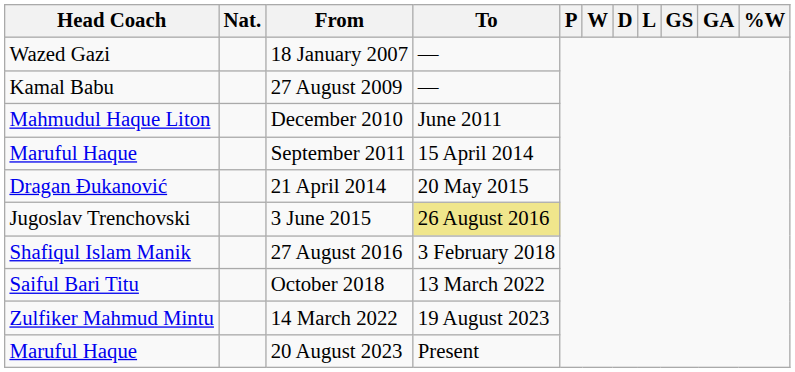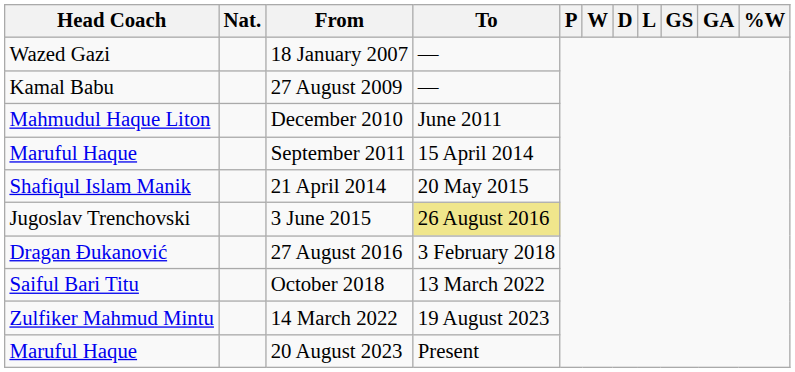(88, 185) Dragan Đukanović -> (100, 185) Shafiqul Islam Manik
(100, 251) Shafiqul Islam Manik -> (88, 251) Dragan Đukanović
